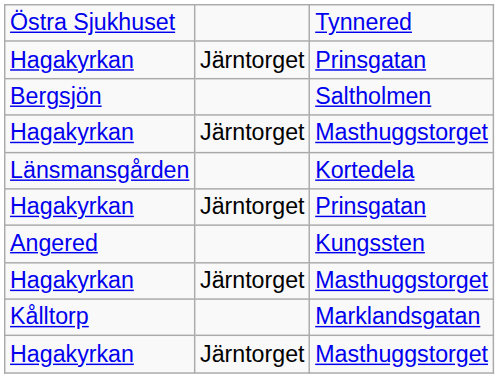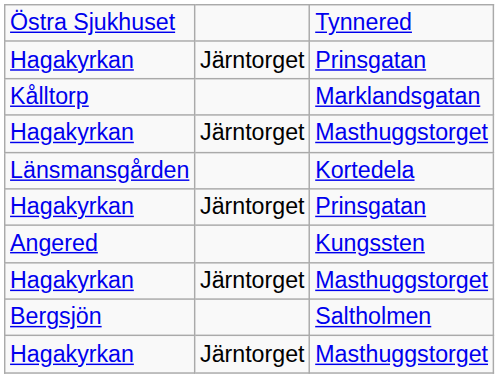rows swapped: (49, 317) <-> (56, 96)
